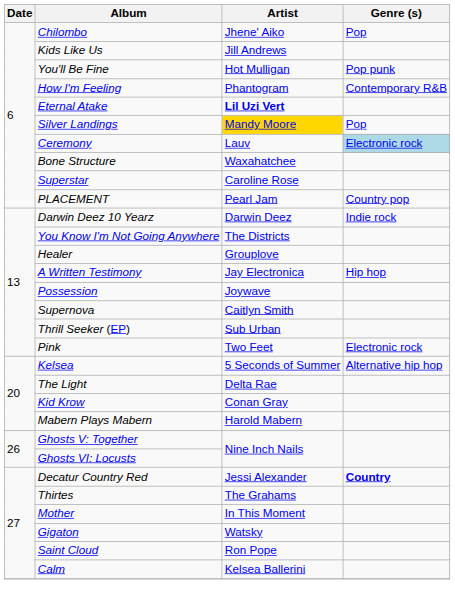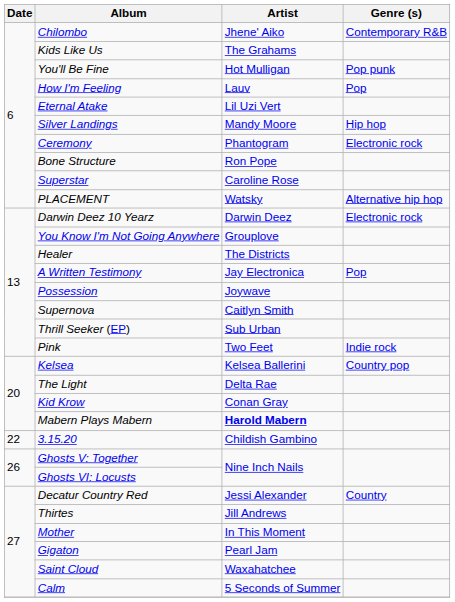(356, 32) Pop -> (396, 32) Contemporary R&B
(256, 50) Jill Andrews -> (260, 50) The Grahams
(257, 87) Phantogram -> (237, 87) Lauv
(396, 87) Contemporary R&B -> (356, 87) Pop
(255, 106) bold -> (253, 106) normal
(260, 124) gold background -> (260, 124) no background
(356, 124) Pop -> (366, 124) Hip hop
(237, 143) Lauv -> (257, 143) Phantogram
(384, 143) lightblue background -> (384, 143) no background
(260, 161) Waxahatchee -> (251, 161) Ron Pope
(251, 198) Pearl Jam -> (244, 198) Watsky
(378, 198) Country pop -> (394, 198) Alternative hip hop
(371, 217) Indie rock -> (384, 217) Electronic rock
(257, 236) The Districts -> (252, 236) Grouplove
(252, 254) Grouplove -> (257, 254) The Districts
(366, 273) Hip hop -> (356, 273) Pop
(384, 347) Electronic rock -> (371, 347) Indie rock
(283, 365) 5 Seconds of Summer -> (265, 365) Kelsea Ballerini
(394, 365) Alternative hip hop -> (378, 365) Country pop
(263, 421) normal -> (266, 421) bold
+ row: (57, 439)
(368, 476) bold -> (366, 495) normal
(260, 495) The Grahams -> (256, 513) Jill Andrews
(244, 532) Watsky -> (251, 550) Pearl Jam
(251, 550) Ron Pope -> (260, 569) Waxahatchee
(265, 569) Kelsea Ballerini -> (283, 587) 5 Seconds of Summer
